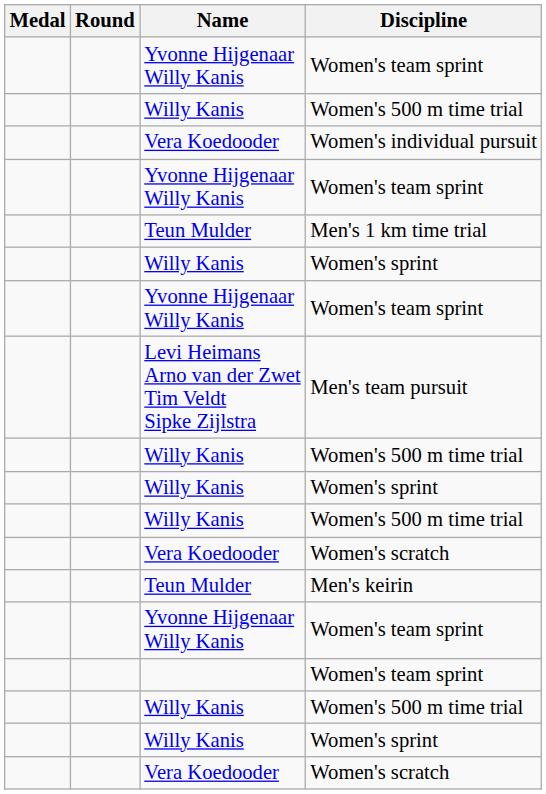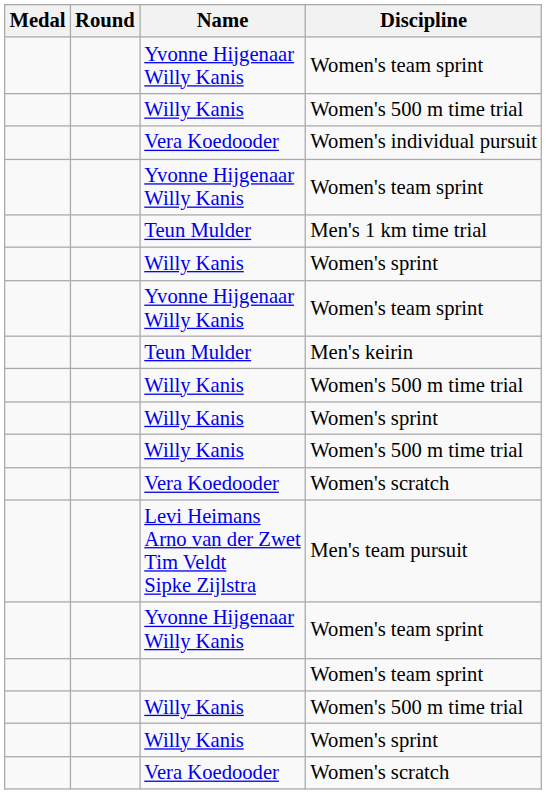rows swapped: (198, 585) <-> (223, 387)
